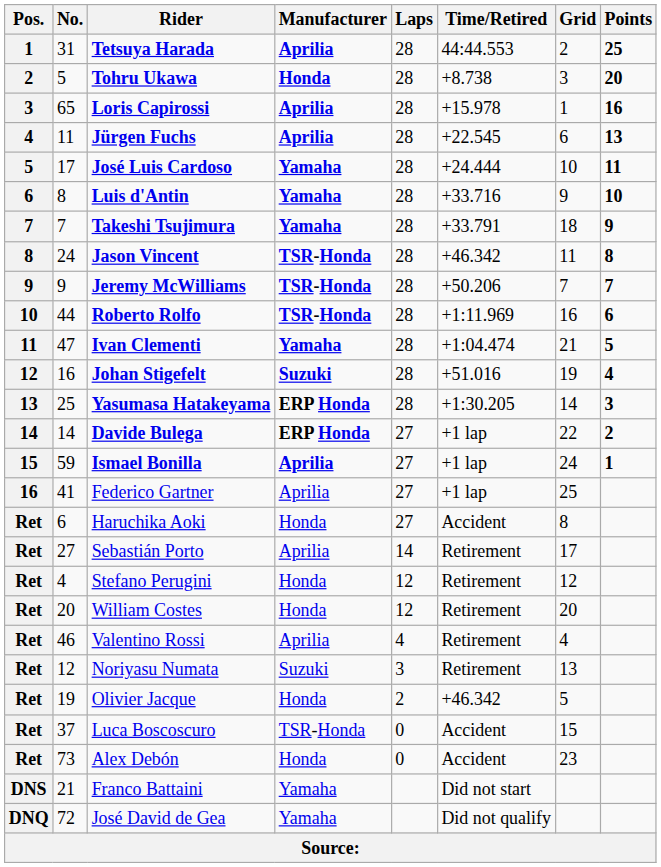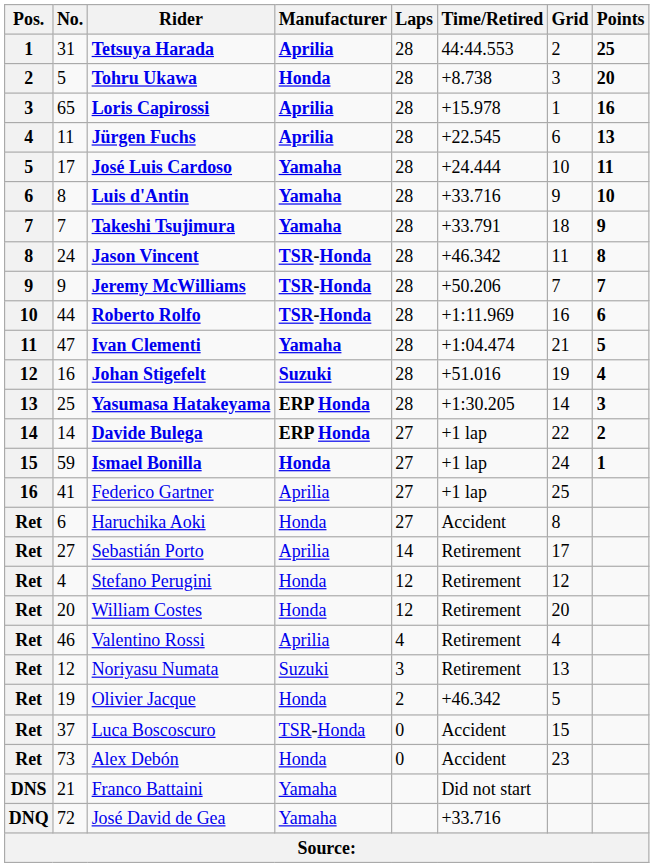(306, 463) Aprilia -> (305, 463) Honda
(496, 817) Did not qualify -> (471, 817) +33.716
